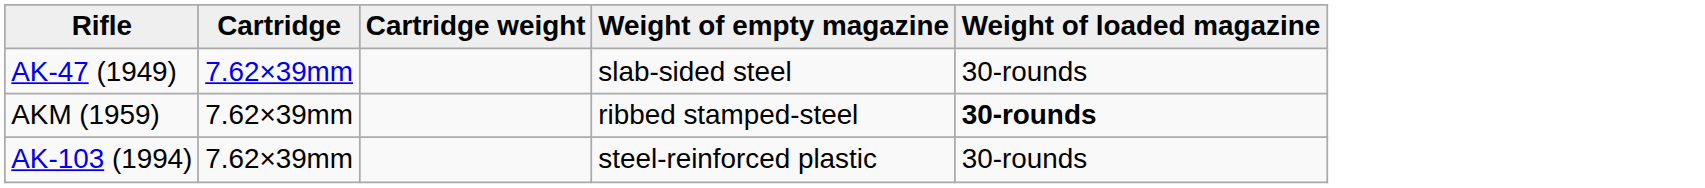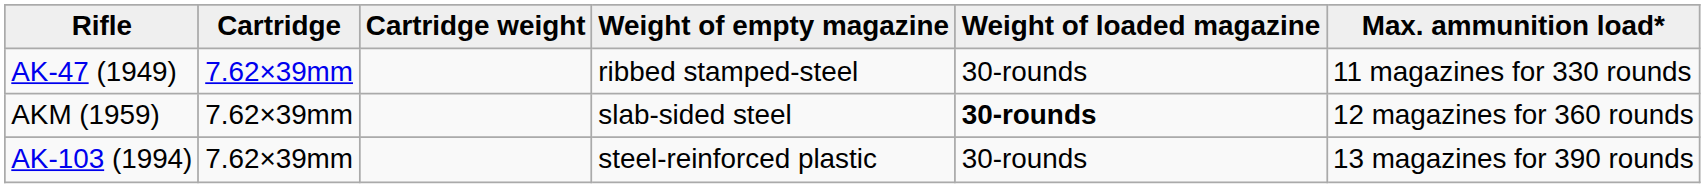+ column: (1513, 26)
(695, 70) slab-sided steel -> (728, 70) ribbed stamped-steel
(728, 114) ribbed stamped-steel -> (695, 114) slab-sided steel
